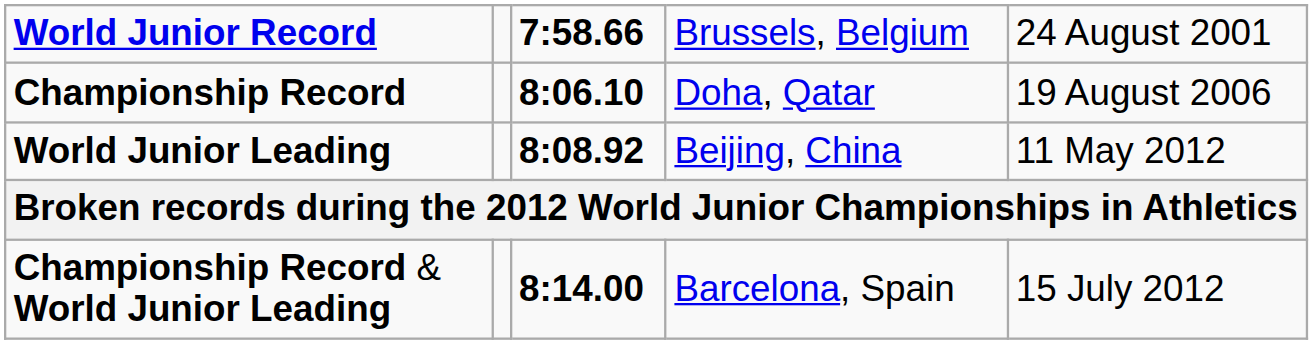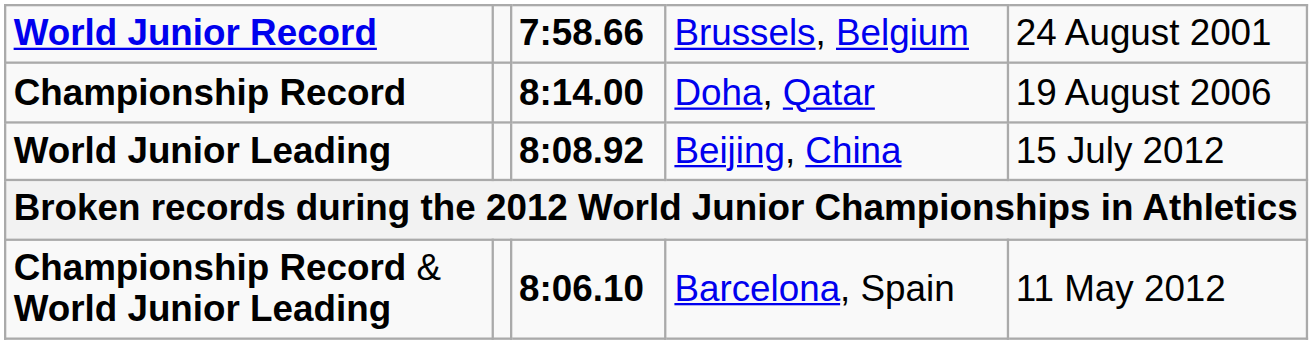(581, 92) 8:06.10 -> (581, 92) 8:14.00
(1121, 150) 11 May 2012 -> (1120, 150) 15 July 2012
(581, 287) 8:14.00 -> (581, 287) 8:06.10
(1120, 287) 15 July 2012 -> (1121, 287) 11 May 2012
